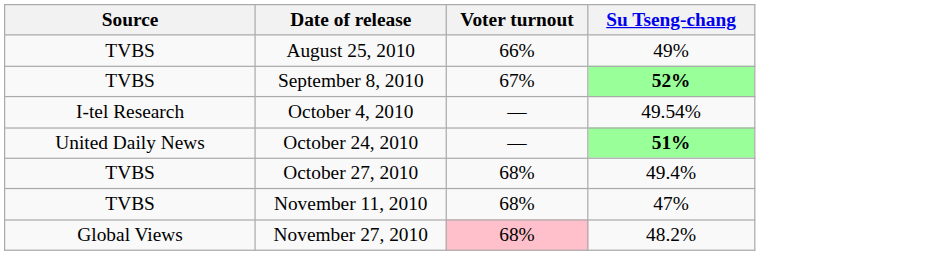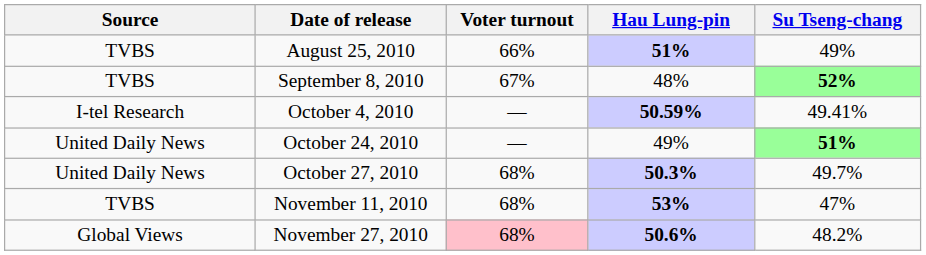+ column: (671, 19)
(671, 111) 49.54% -> (837, 111) 49.41%
(130, 173) TVBS -> (130, 173) United Daily News
(671, 173) 49.4% -> (837, 173) 49.7%
